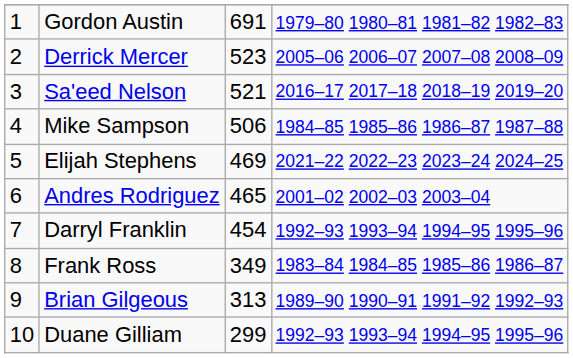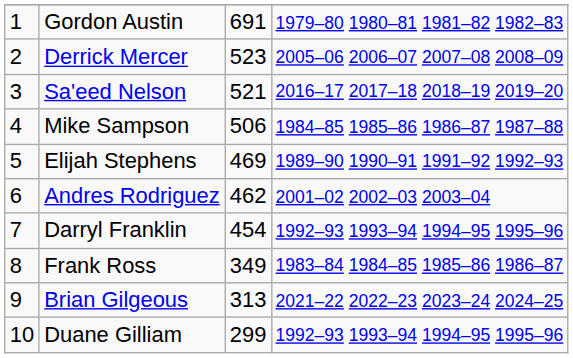(419, 161) 2021–22 2022–23 2023–24 2024–25 -> (419, 161) 1989–90 1990–91 1991–92 1992–93
(248, 195) 465 -> (248, 195) 462
(419, 300) 1989–90 1990–91 1991–92 1992–93 -> (419, 300) 2021–22 2022–23 2023–24 2024–25
